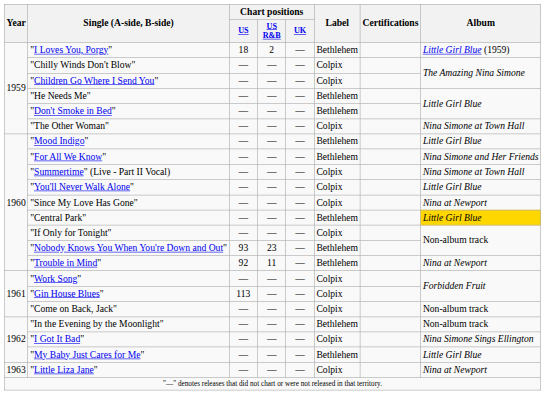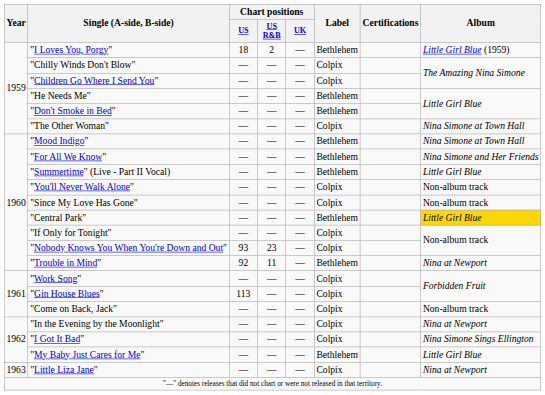(452, 141) Little Girl Blue -> (474, 141) Nina Simone at Town Hall
(330, 172) Colpix -> (337, 172) Bethlehem
(474, 172) Nina Simone at Town Hall -> (452, 172) Little Girl Blue
(452, 187) Little Girl Blue -> (456, 187) Non-album track
(455, 202) Nina at Newport -> (456, 202) Non-album track
(337, 248) Bethlehem -> (330, 248) Colpix
(337, 324) Bethlehem -> (330, 324) Colpix
(456, 324) Non-album track -> (455, 324) Nina at Newport
